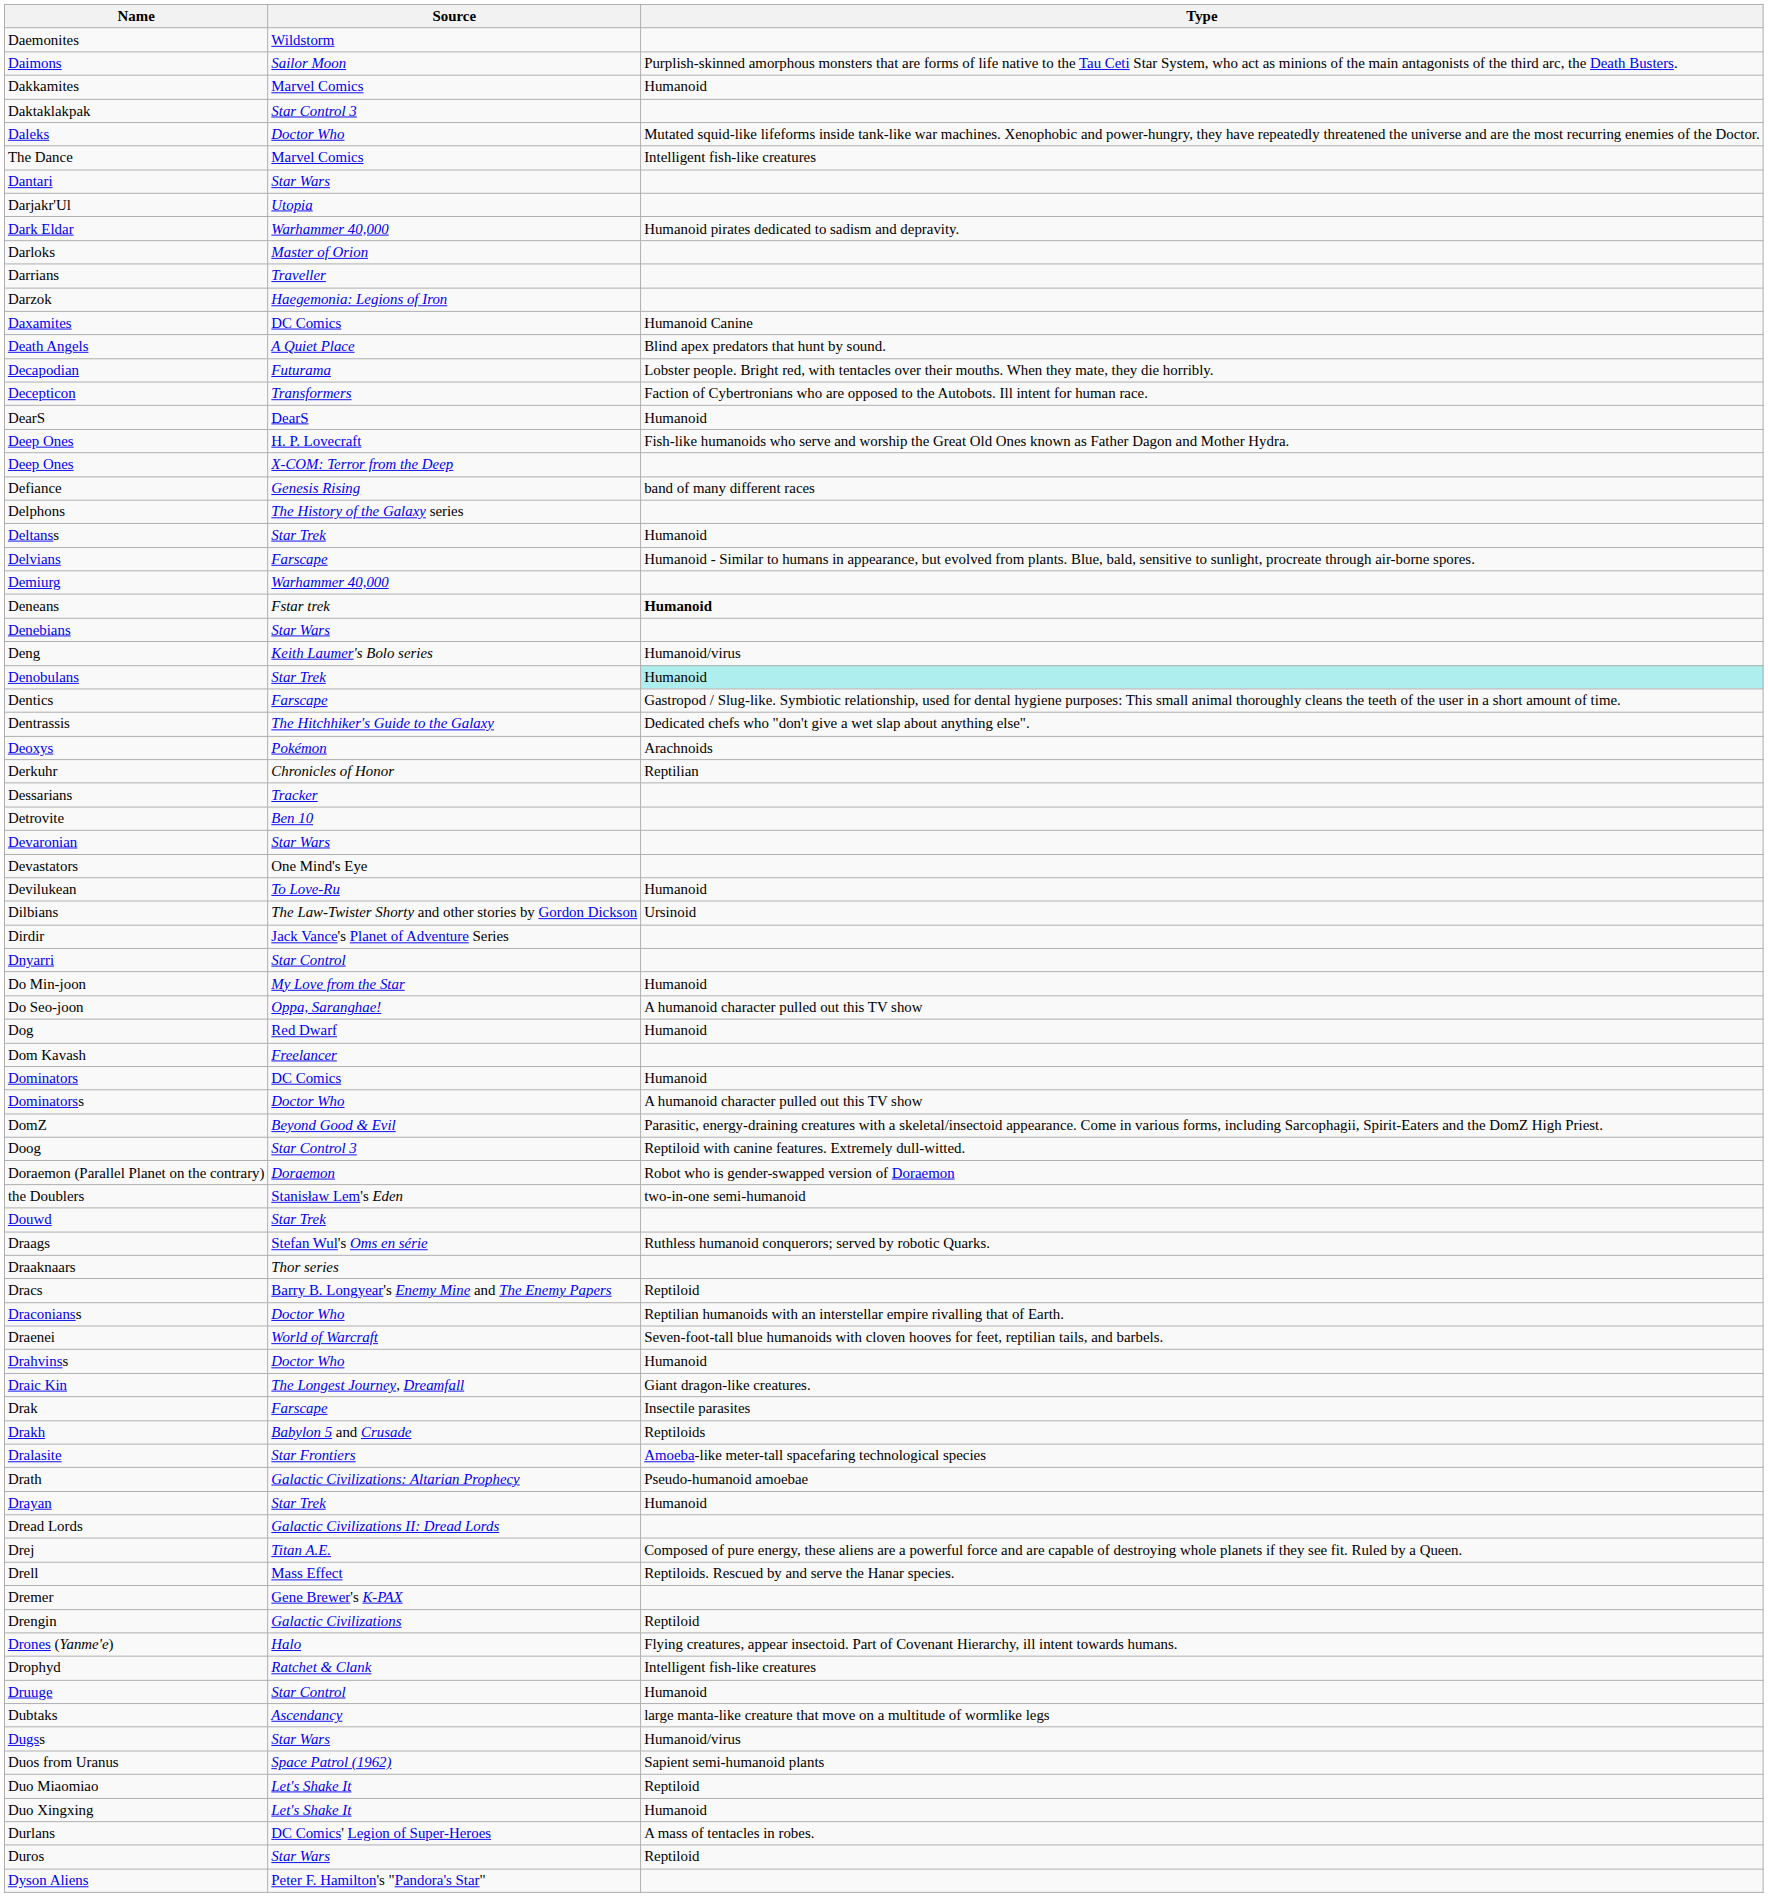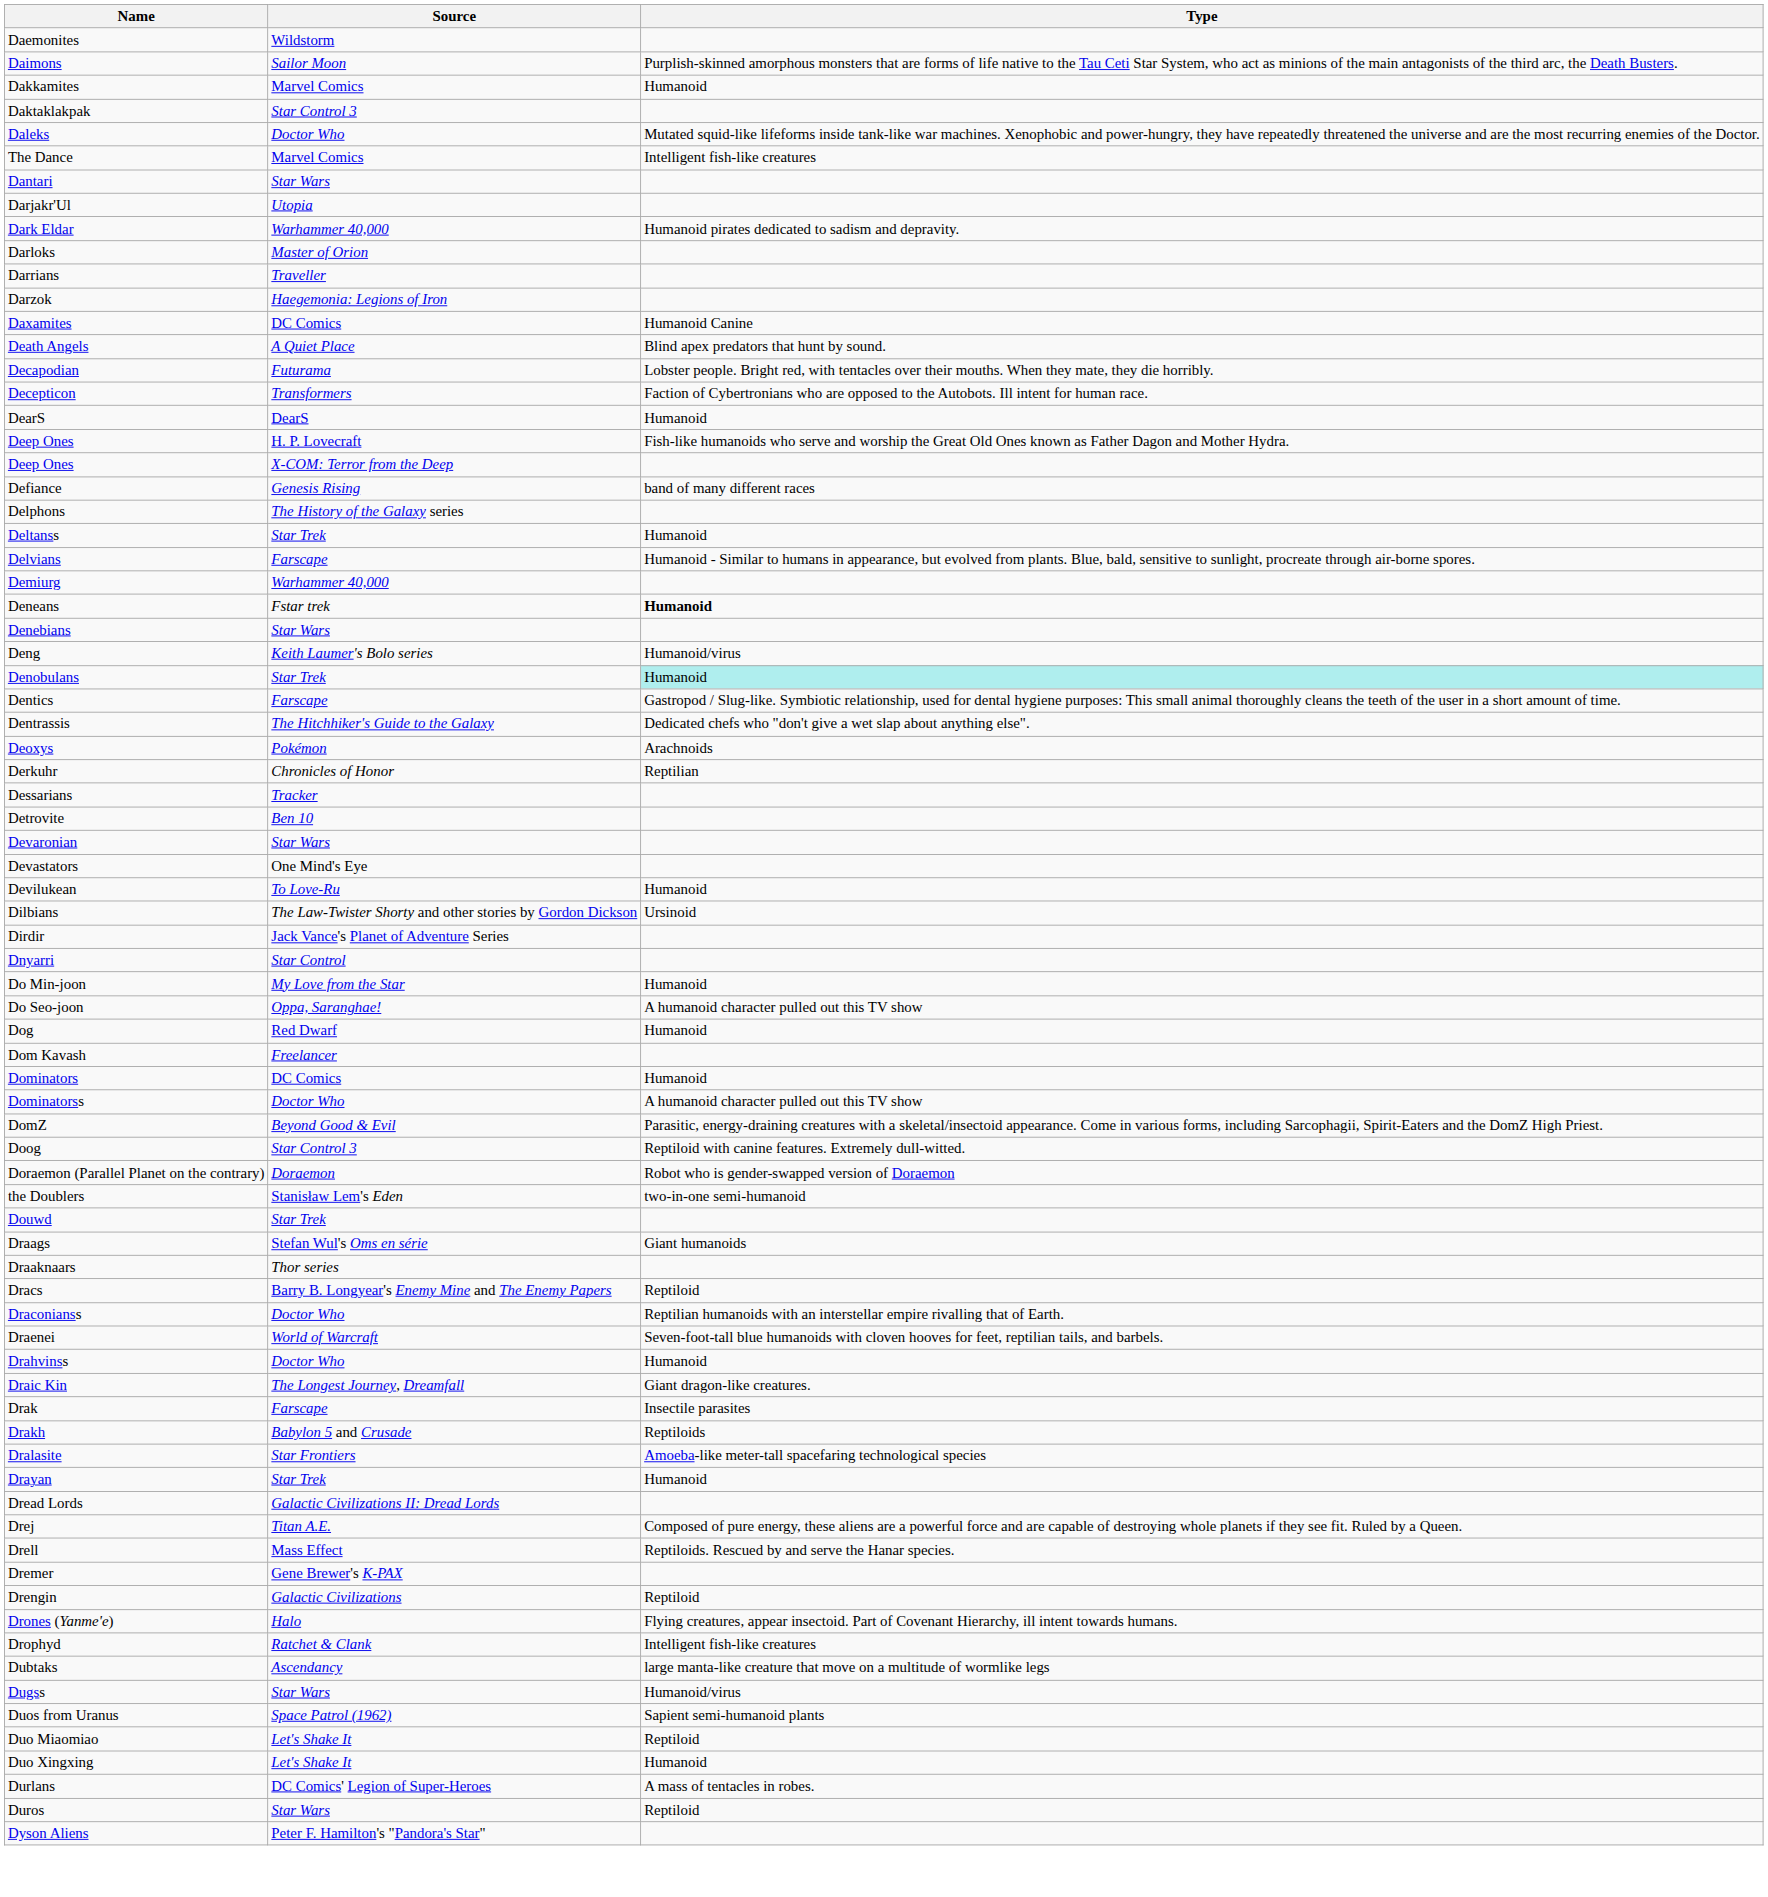(817, 1243) Ruthless humanoid conquerors; served by robotic Quarks. -> (695, 1243) Giant humanoids
- row: (25, 1479)
- row: (30, 1691)
